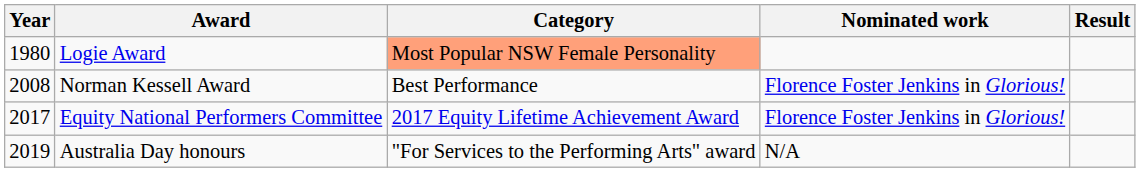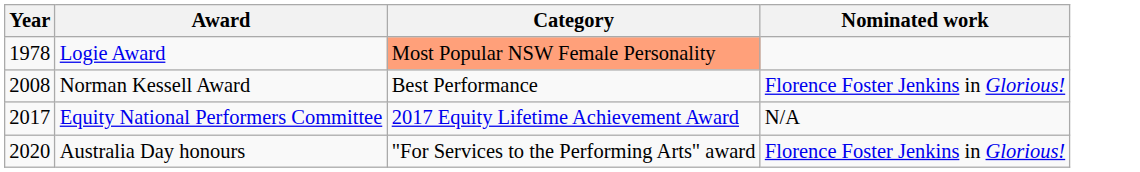- column: (1103, 20)
(30, 53) 1980 -> (30, 53) 1978
(915, 118) Florence Foster Jenkins in Glorious! -> (782, 118) N/A
(30, 150) 2019 -> (30, 150) 2020
(782, 150) N/A -> (915, 150) Florence Foster Jenkins in Glorious!
